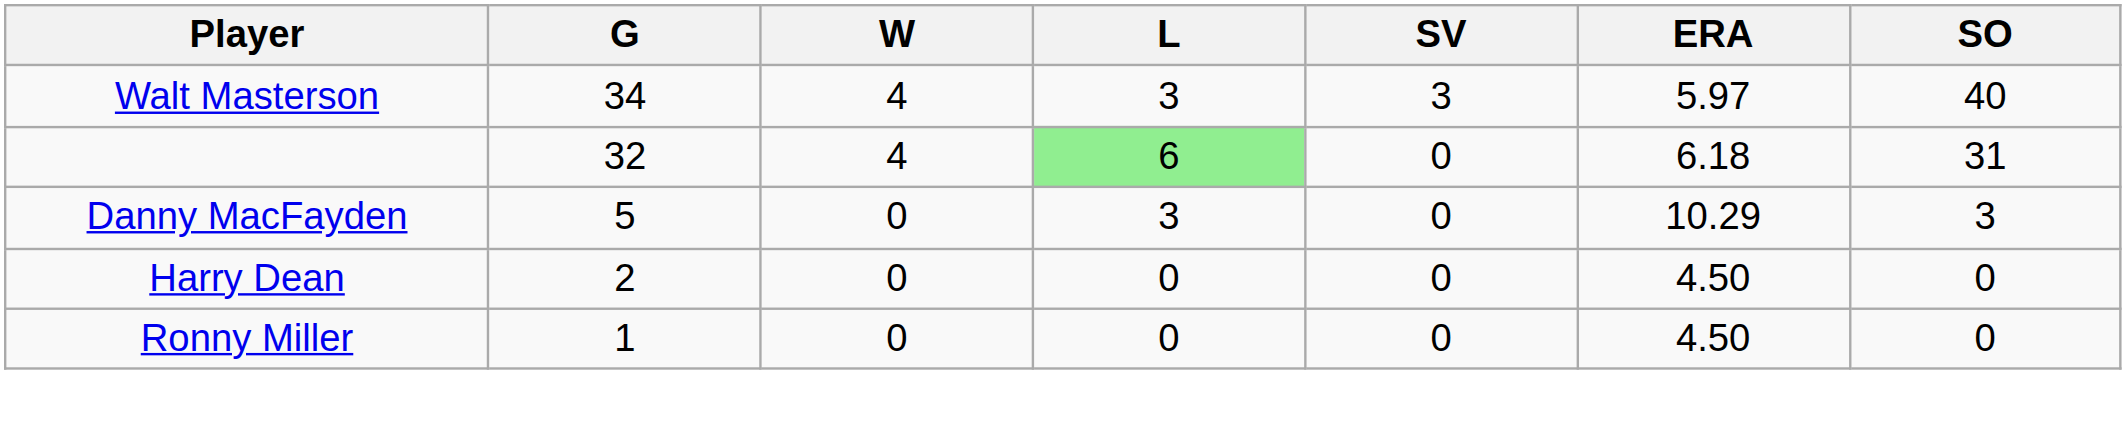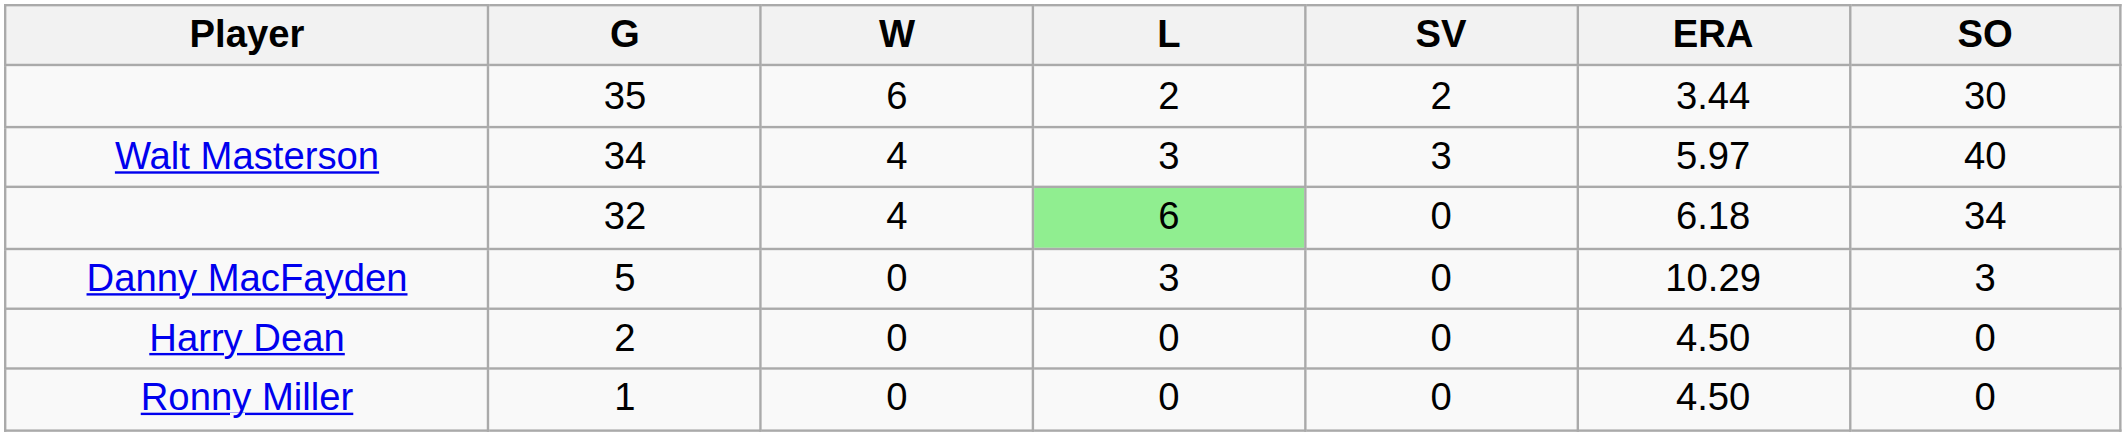+ row: (625, 95)
(1985, 156) 31 -> (1985, 216) 34
